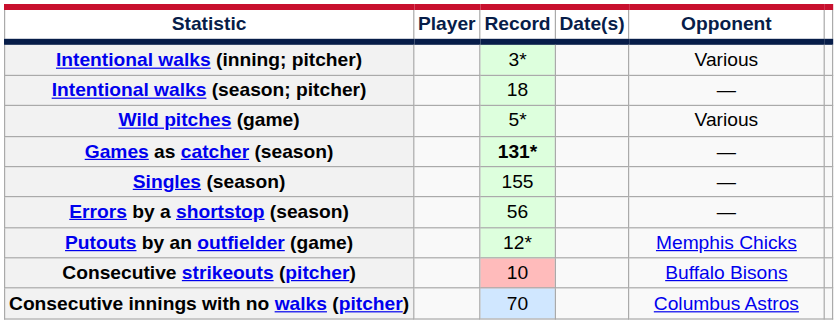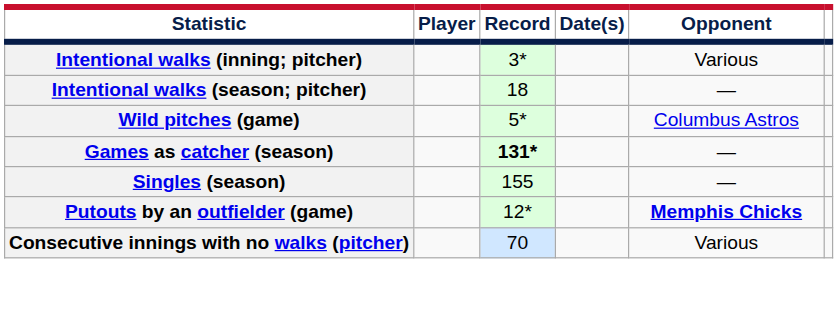(726, 120) Various -> (726, 120) Columbus Astros
- row: (209, 212)
(726, 242) normal -> (726, 212) bold
- row: (209, 272)
(726, 303) Columbus Astros -> (726, 242) Various
